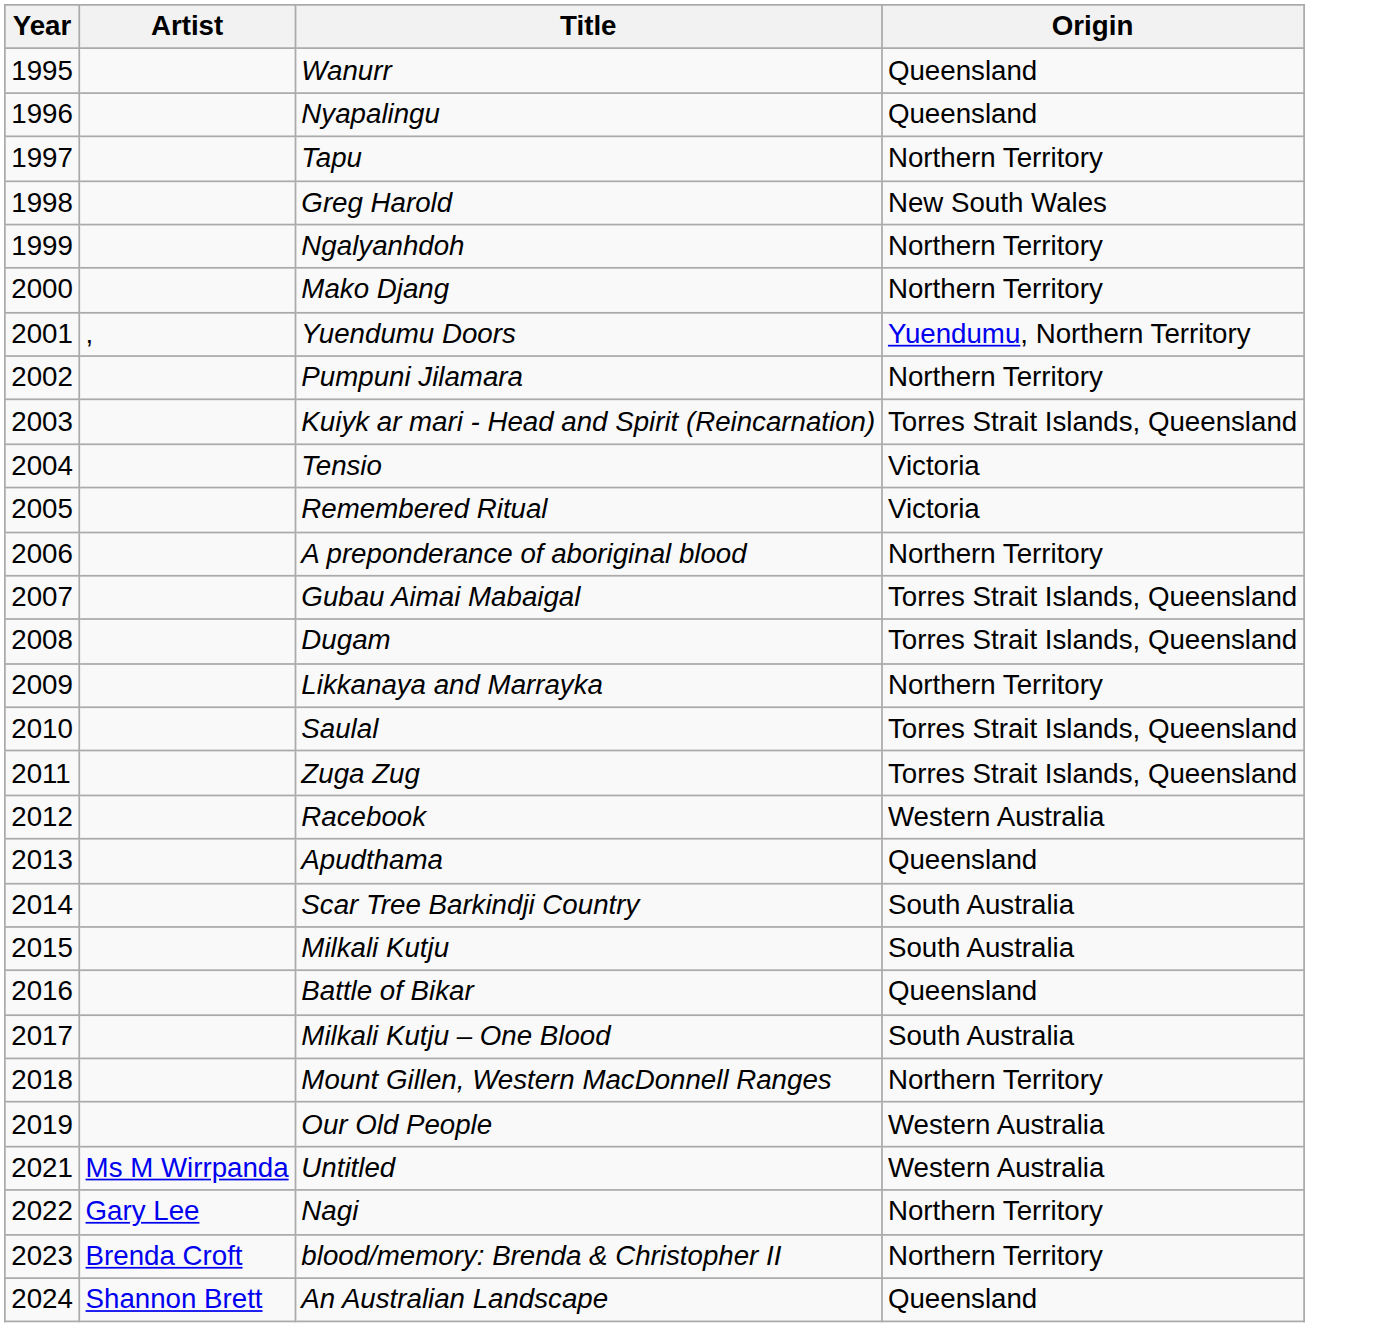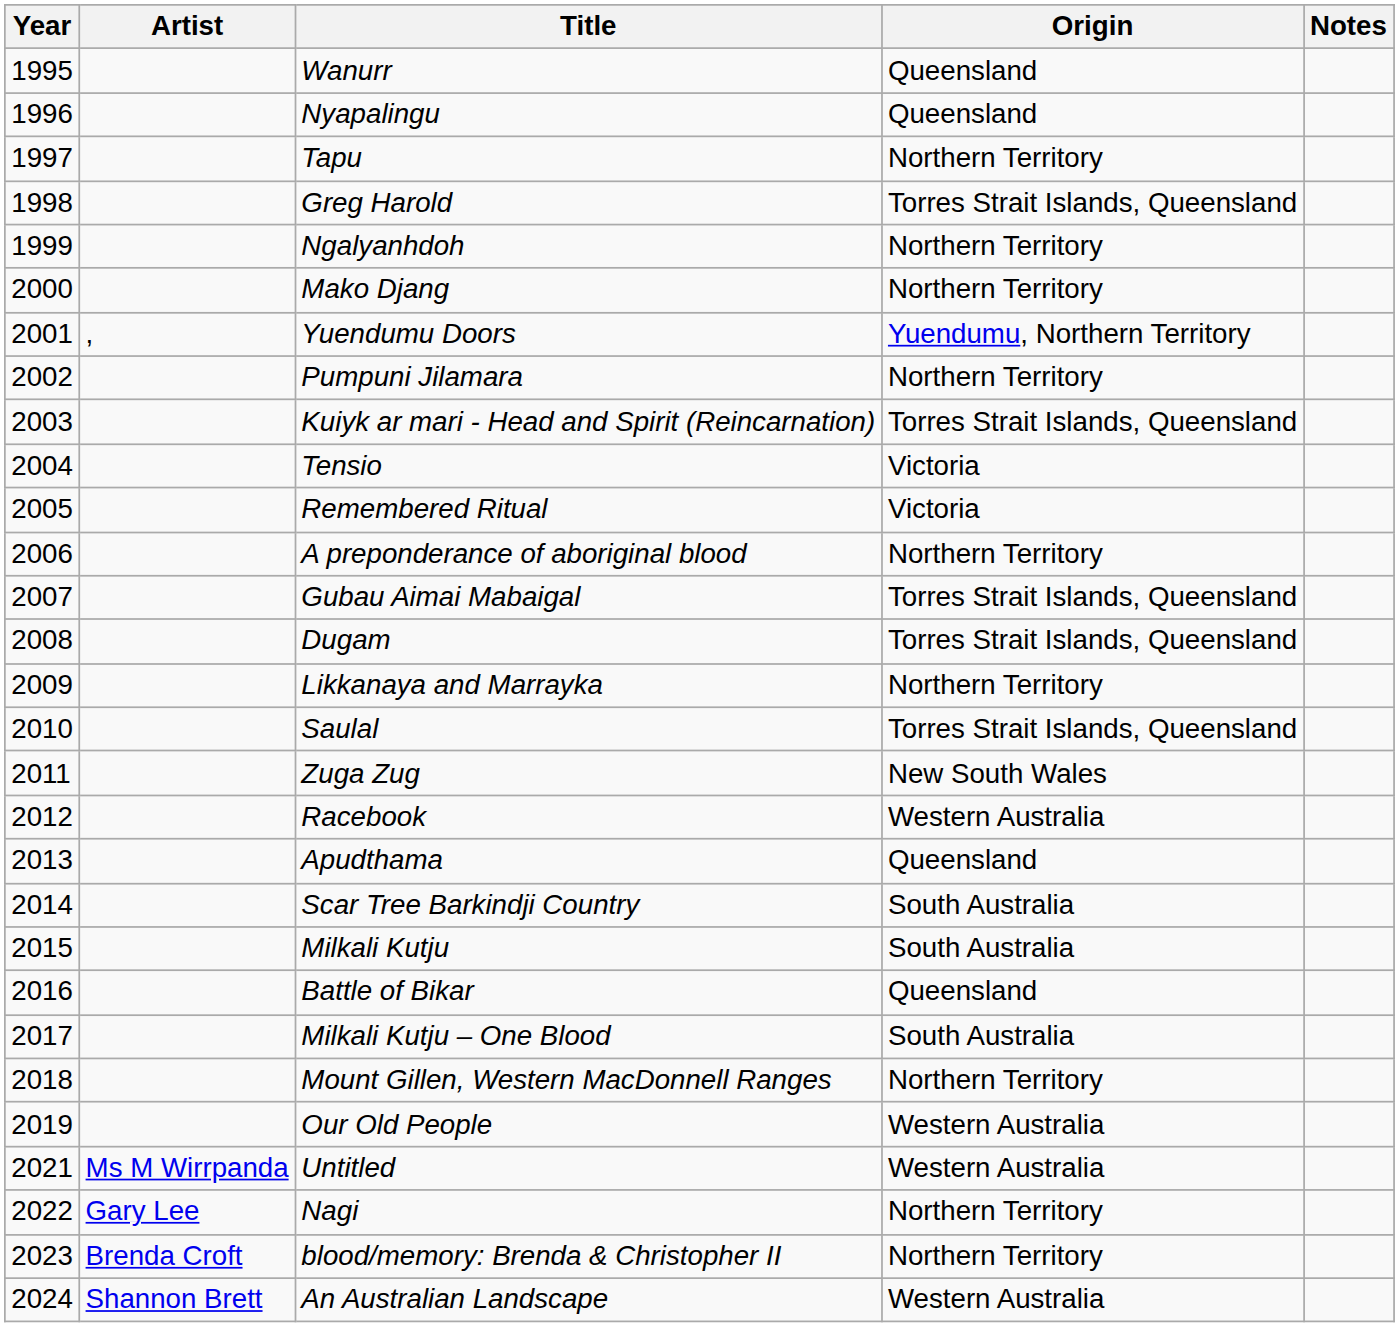+ column: (1348, 26)
(997, 202) New South Wales -> (1093, 202) Torres Strait Islands, Queensland
(1093, 772) Torres Strait Islands, Queensland -> (997, 772) New South Wales
(963, 1299) Queensland -> (996, 1299) Western Australia
